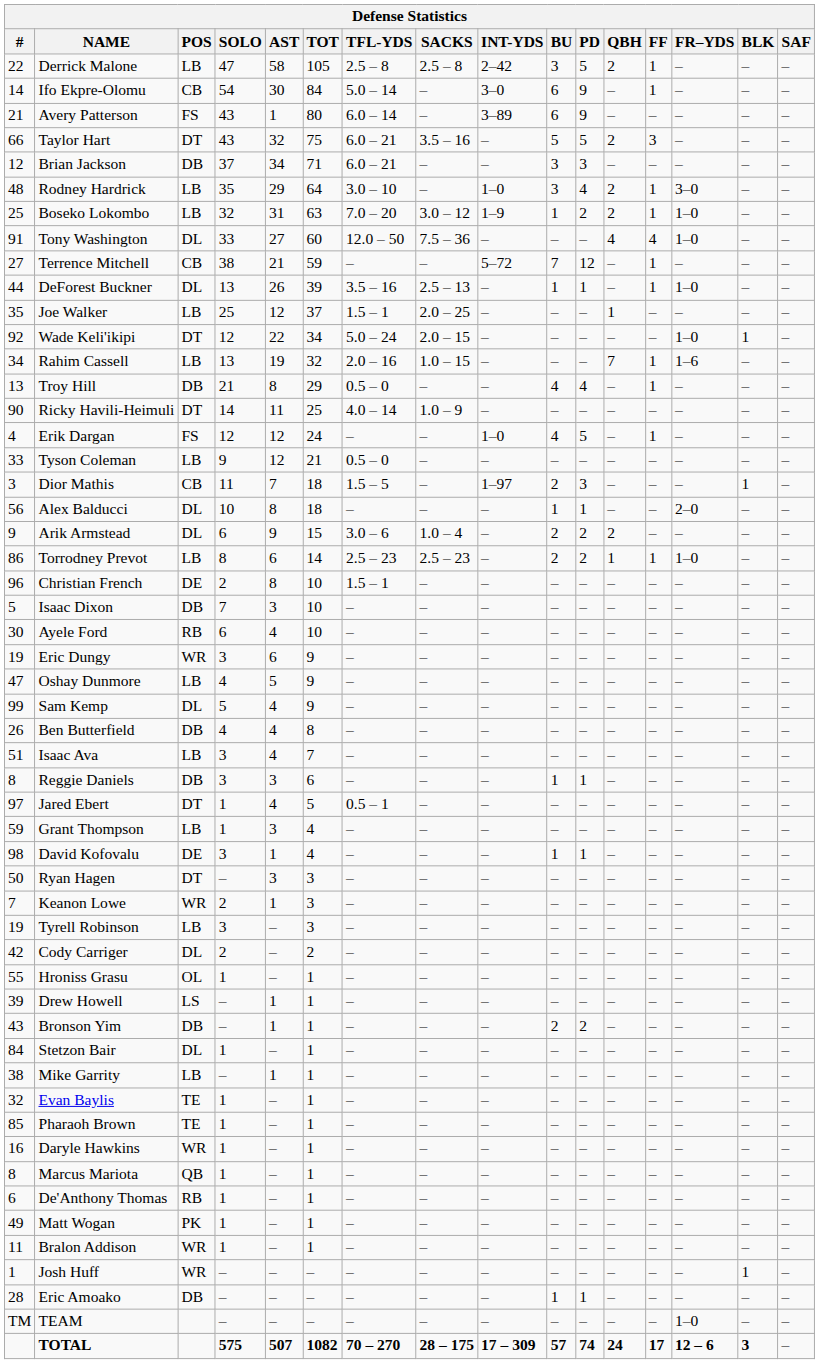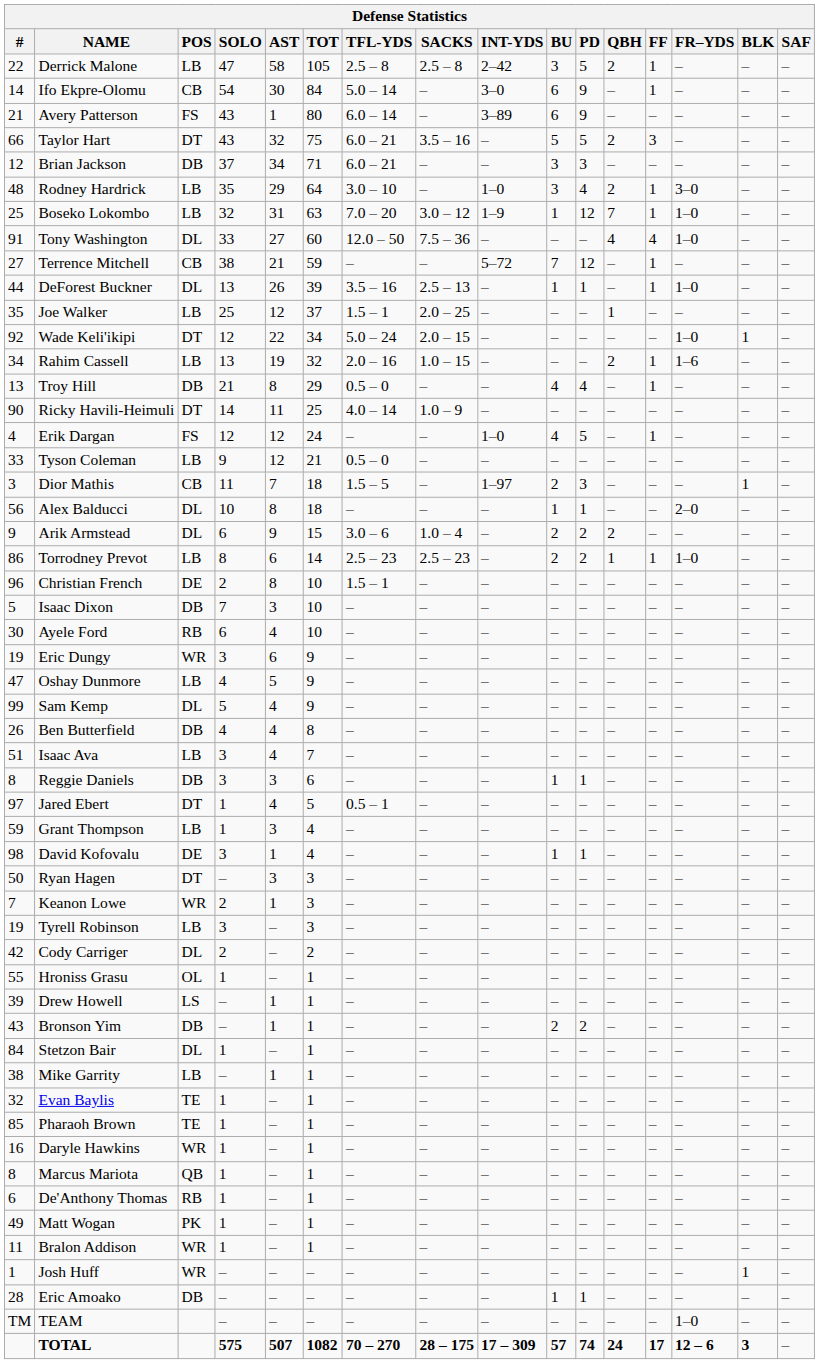(583, 213) 2 -> (587, 213) 12
(611, 213) 2 -> (611, 213) 7
(611, 361) 7 -> (611, 361) 2
